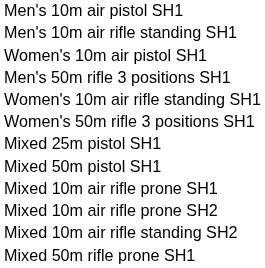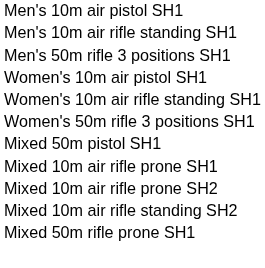rows swapped: (117, 77) <-> (106, 55)
- row: (83, 144)
